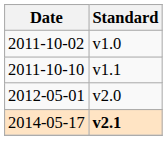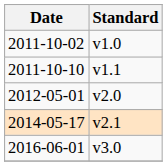(107, 122) bold -> (107, 122) normal
+ row: (46, 148)
